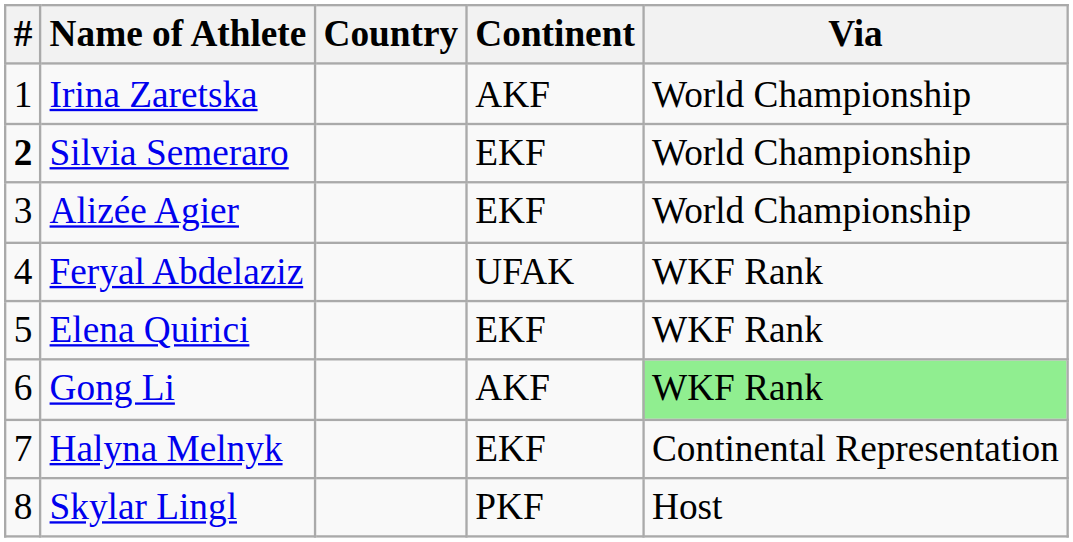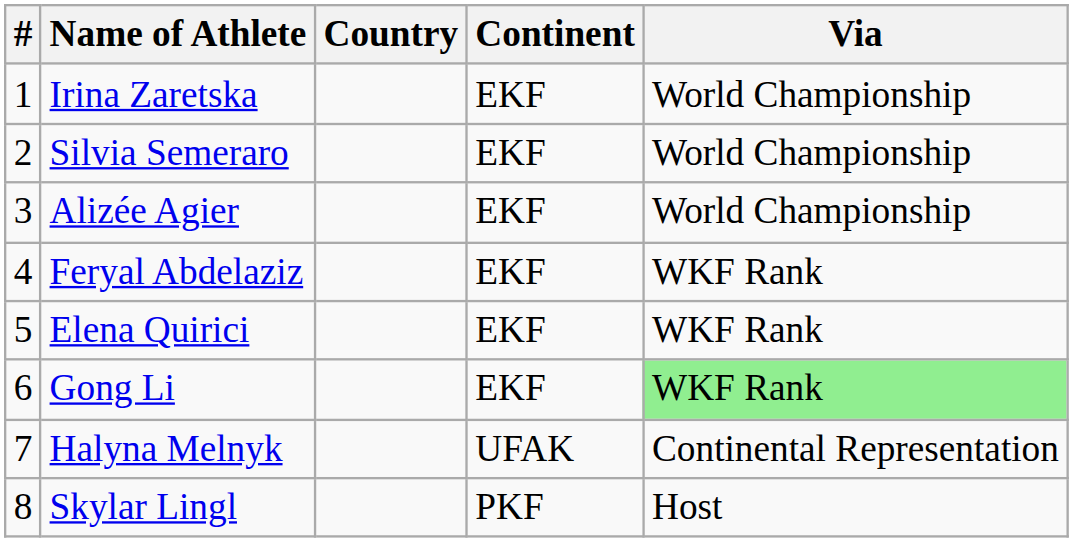(513, 93) AKF -> (511, 93) EKF
(23, 152) bold -> (23, 152) normal
(525, 270) UFAK -> (511, 270) EKF
(513, 388) AKF -> (511, 388) EKF
(511, 447) EKF -> (525, 447) UFAK
